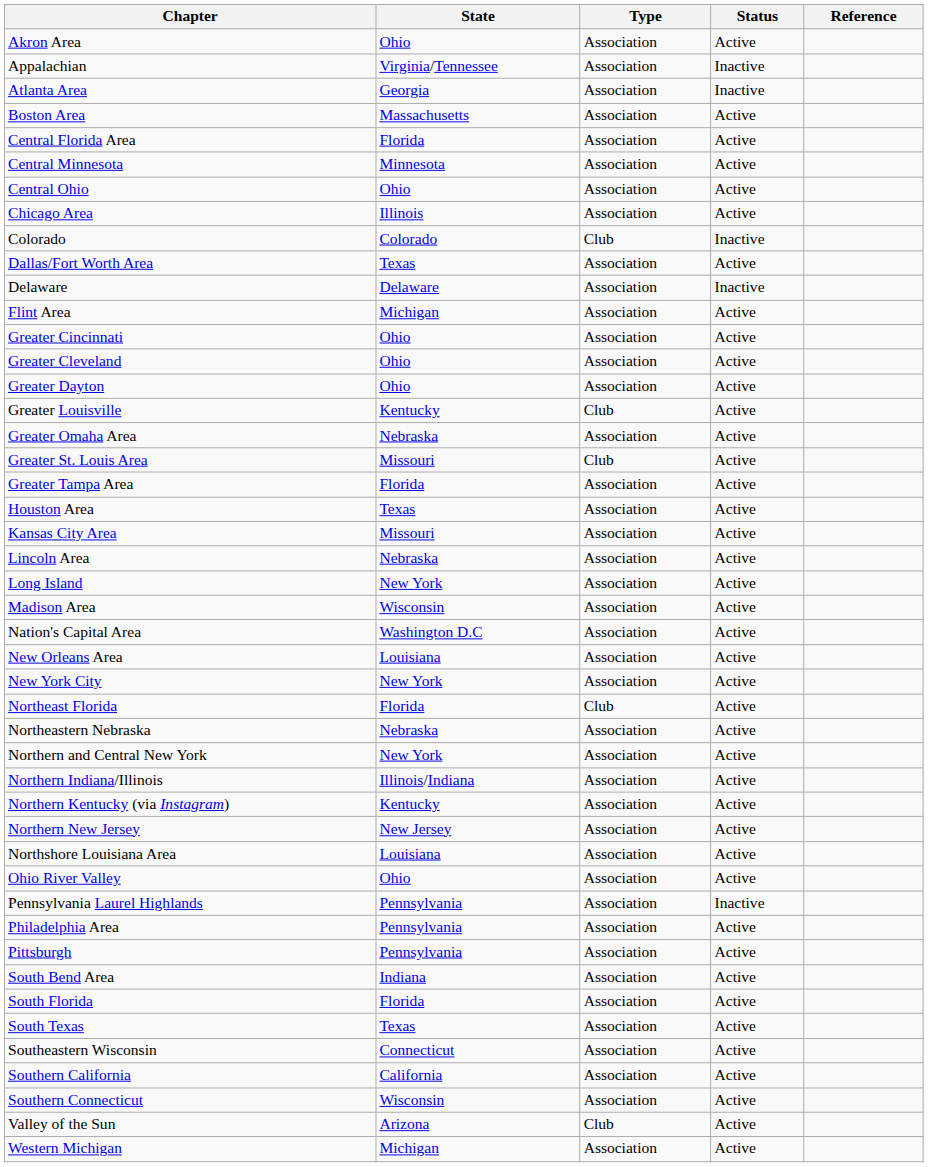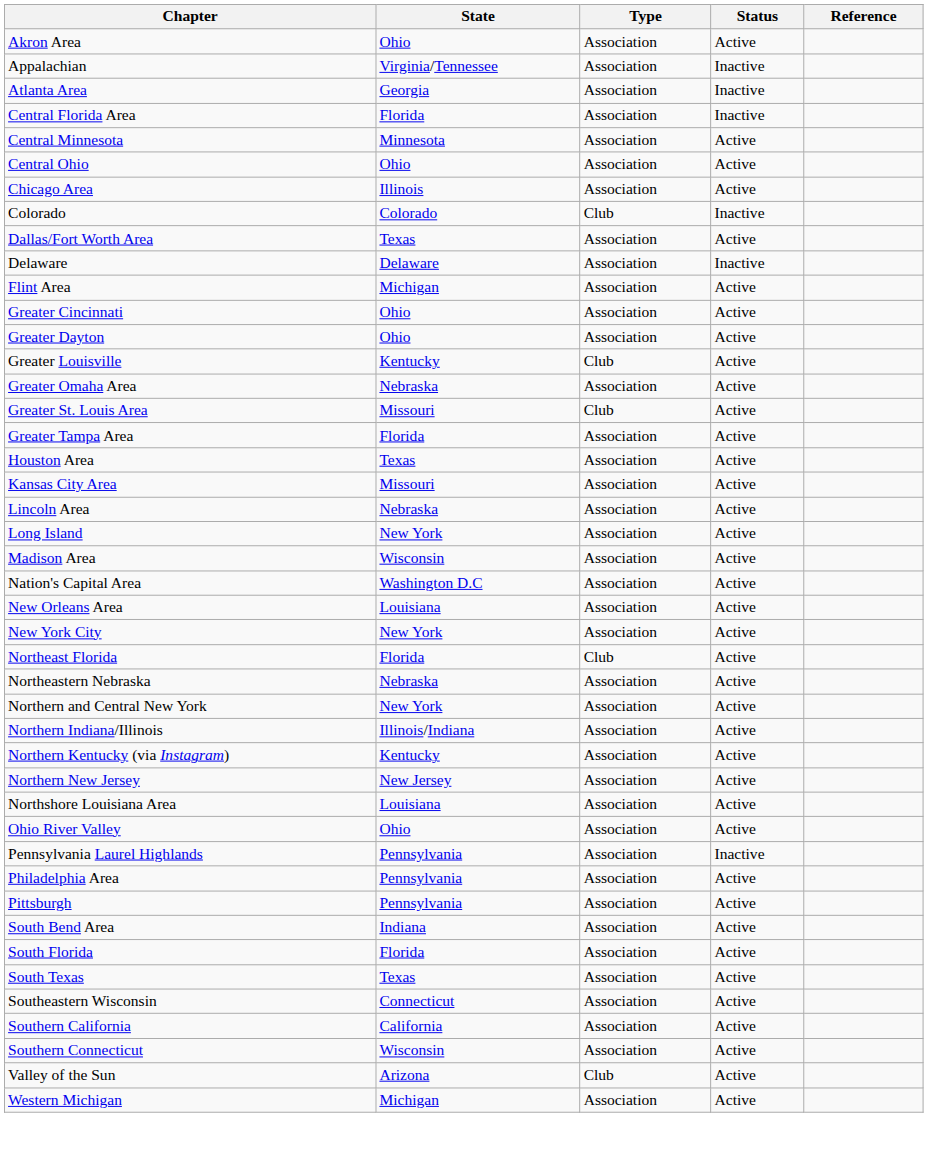- row: (47, 115)
(735, 139) Active -> (740, 115) Inactive
- row: (65, 361)
